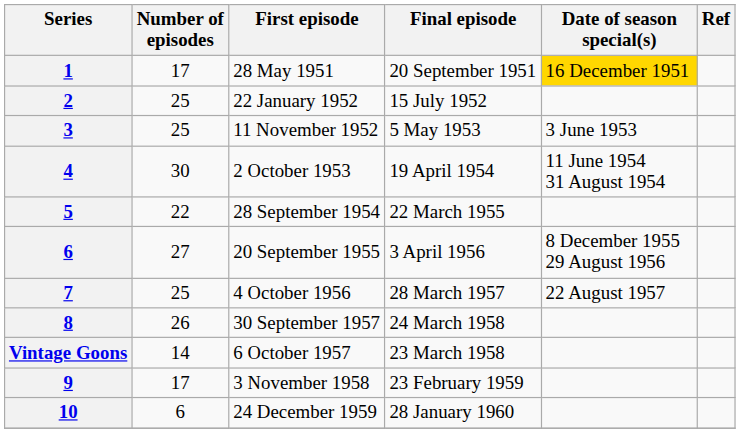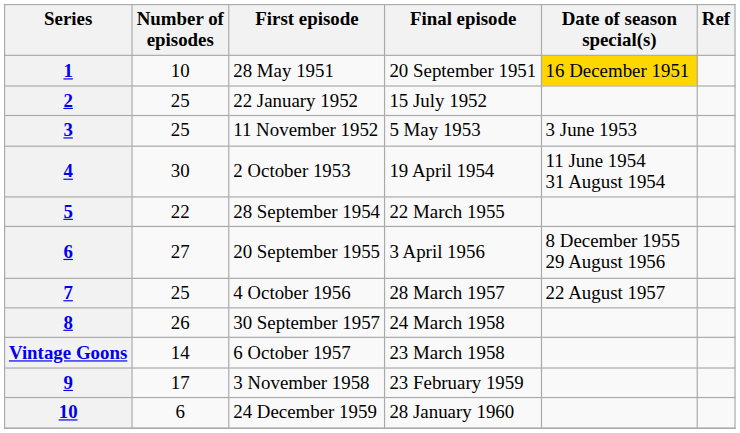(180, 70) 17 -> (180, 70) 10
